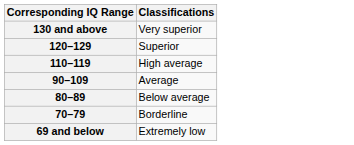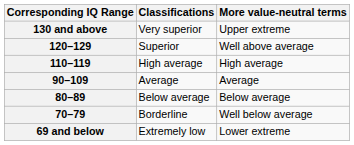+ column: (283, 13)
